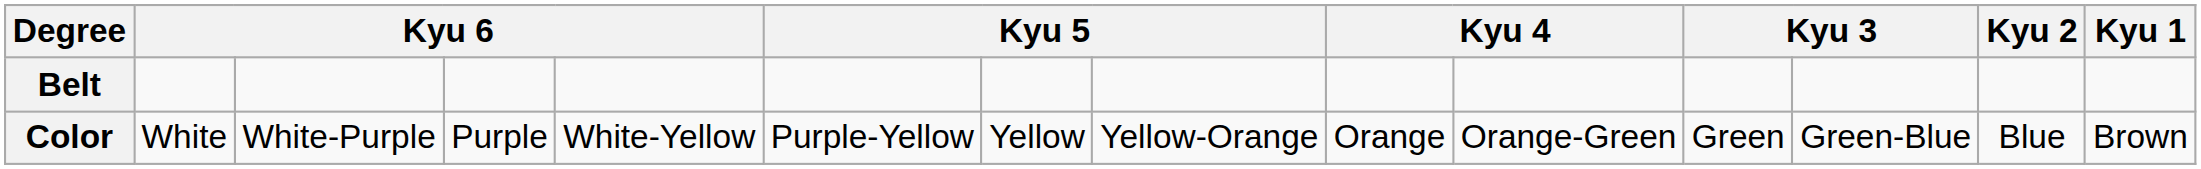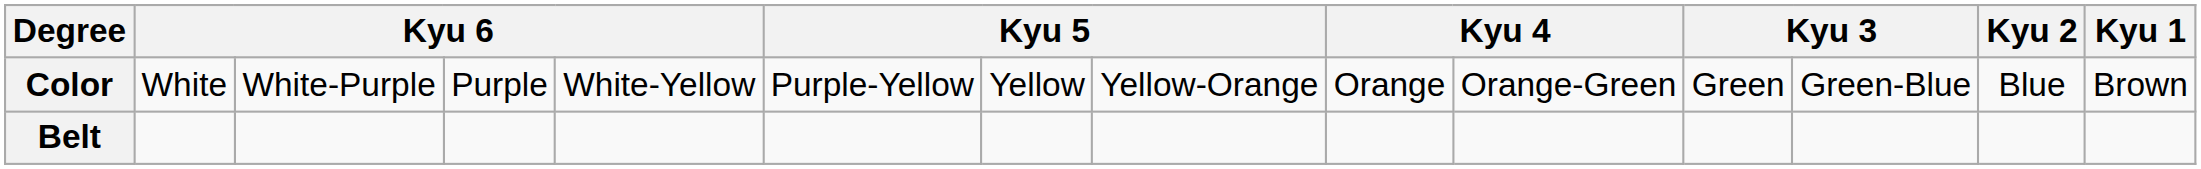rows swapped: (69, 137) <-> (69, 84)
